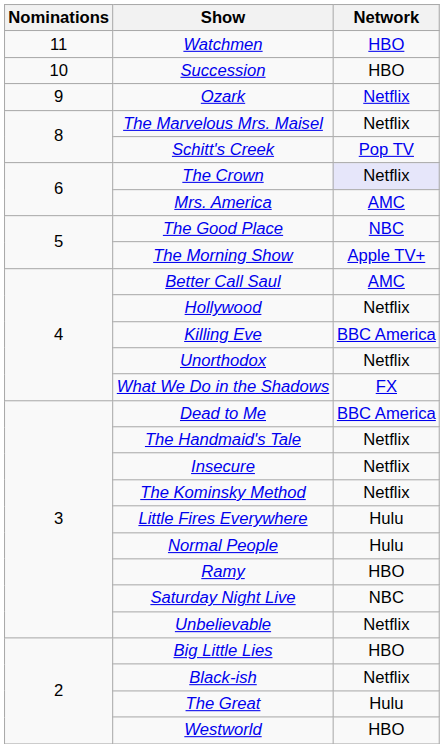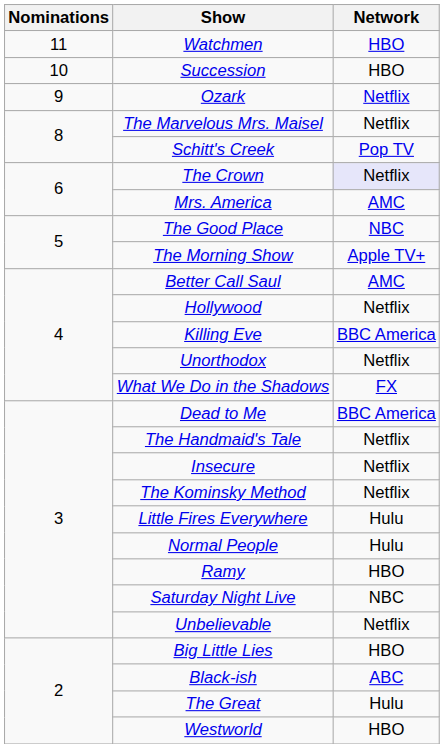(386, 677) Netflix -> (386, 677) ABC
